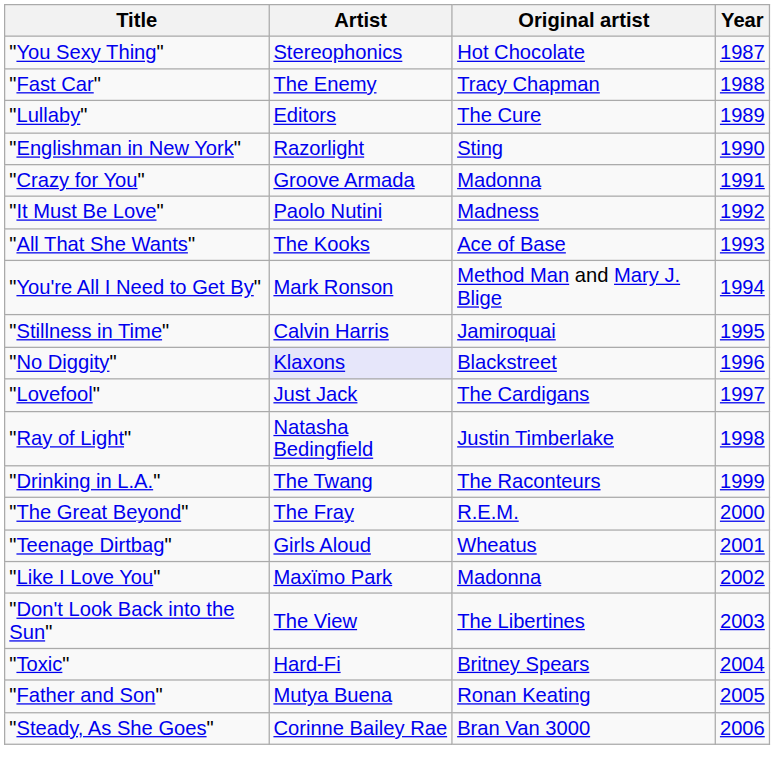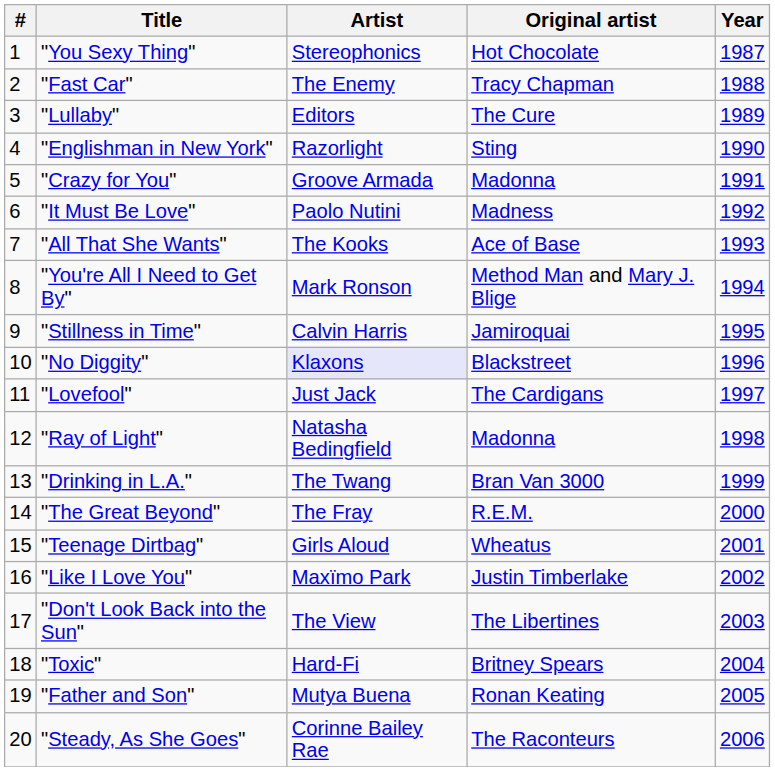+ column: (20, 20)
(536, 438) Justin Timberlake -> (513, 438) Madonna
(529, 481) The Raconteurs -> (538, 481) Bran Van 3000
(499, 577) Madonna -> (550, 577) Justin Timberlake
(524, 727) Bran Van 3000 -> (543, 739) The Raconteurs
